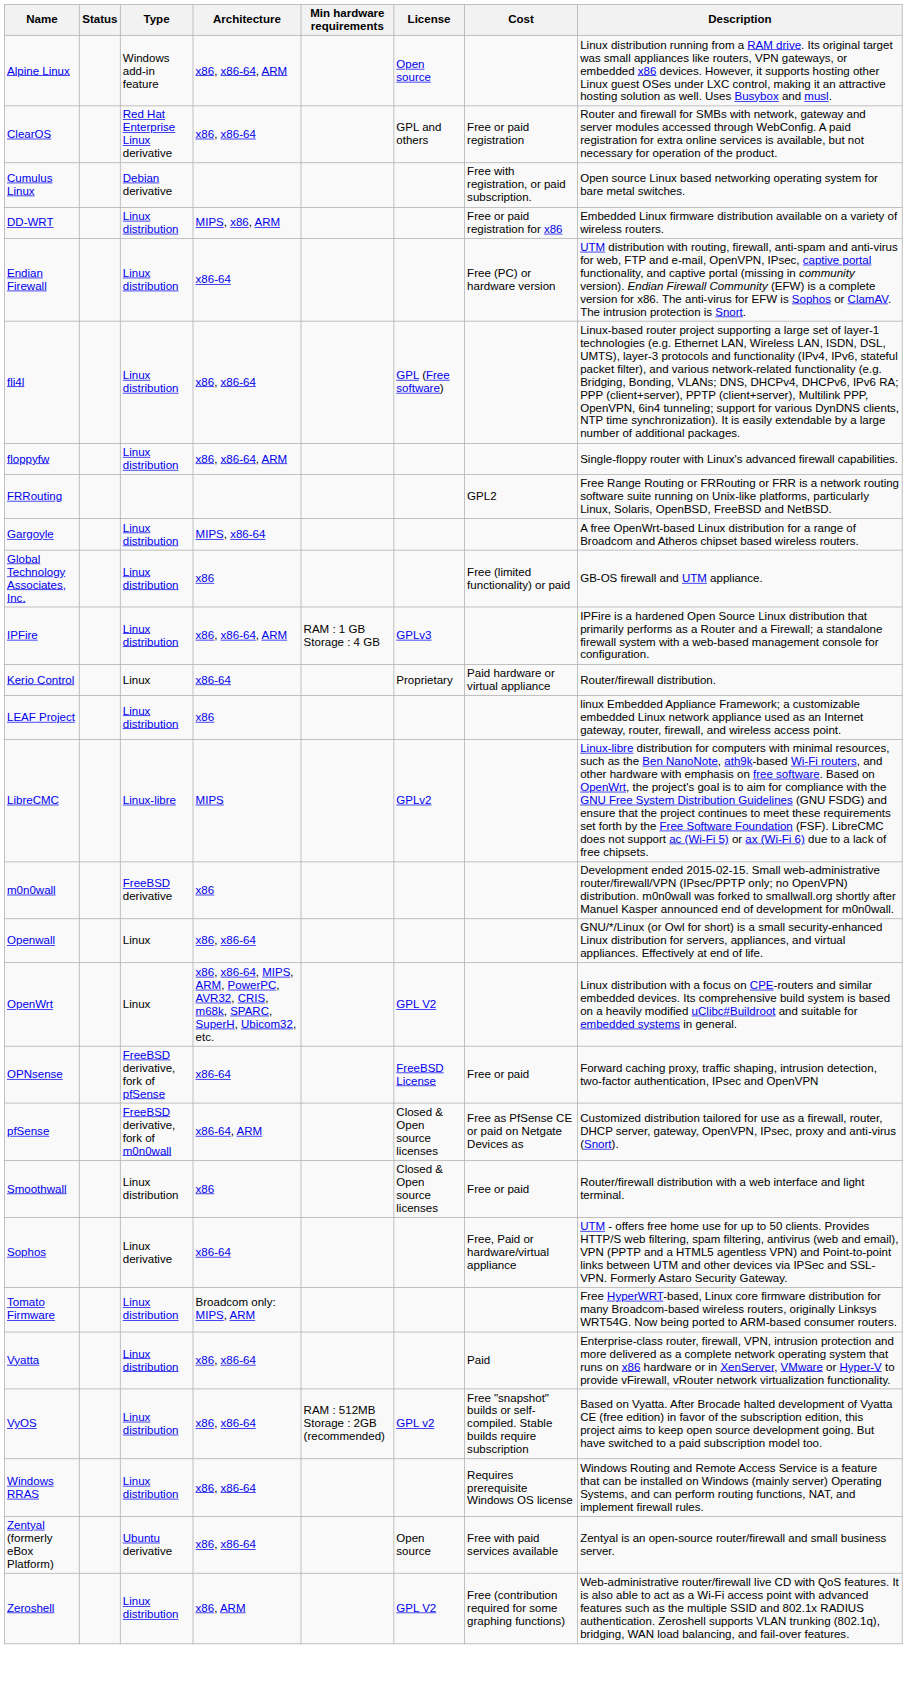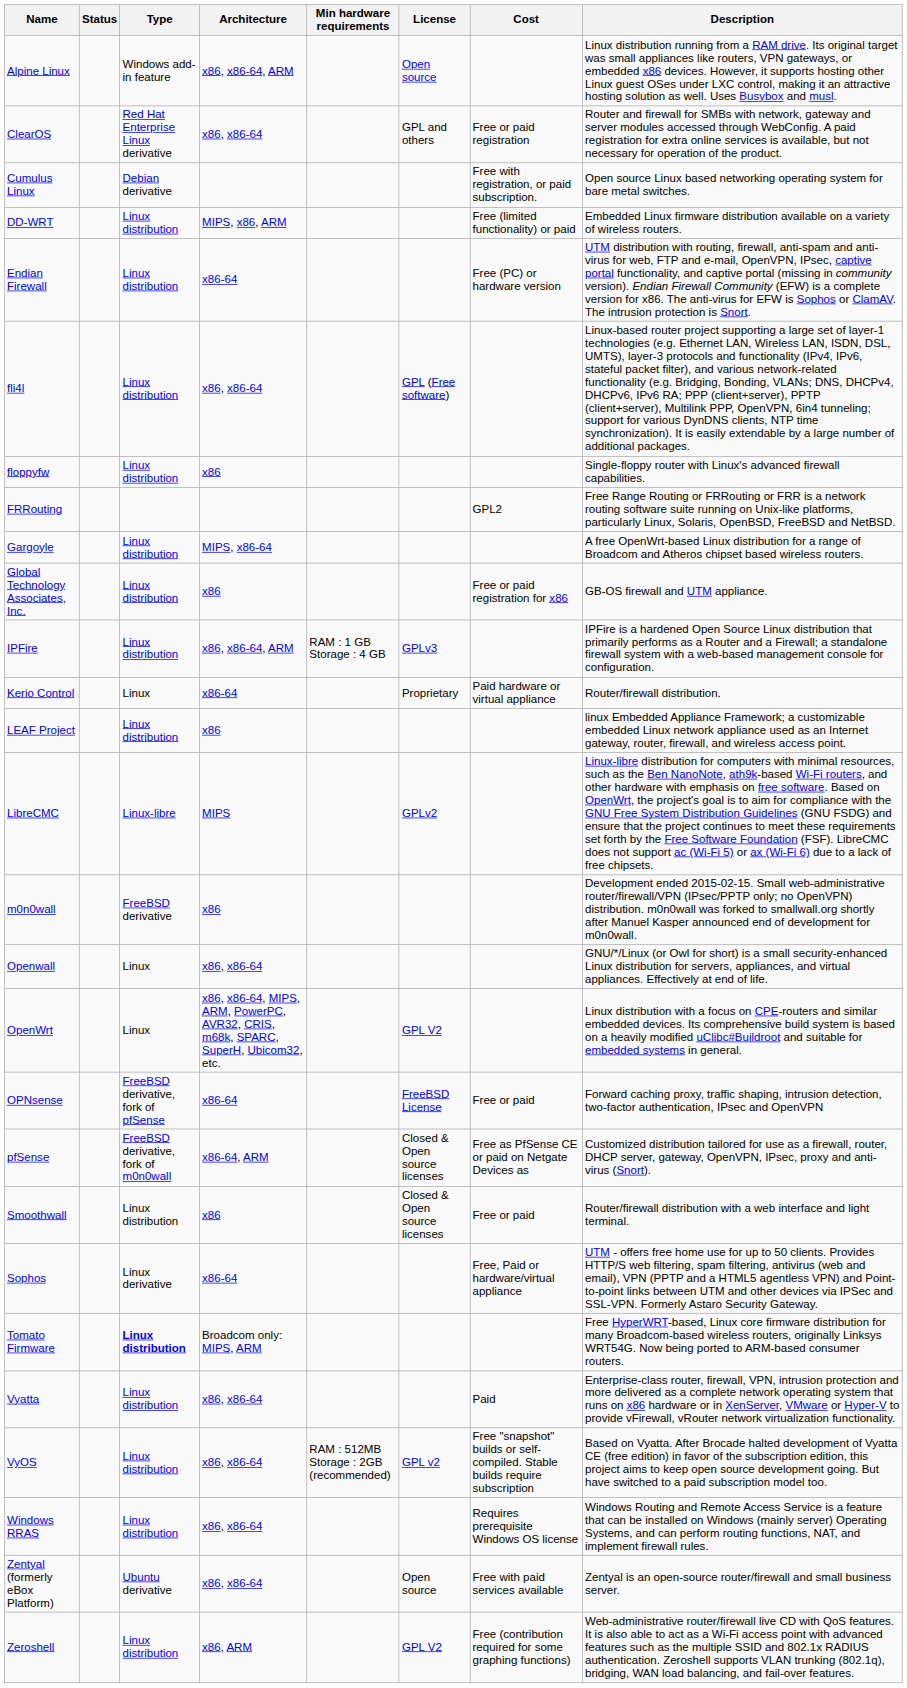(515, 222) Free or paid registration for x86 -> (524, 222) Free (limited functionality) or paid
(241, 459) x86, x86-64, ARM -> (211, 472) x86
(519, 578) Free (limited functionality) or paid -> (520, 591) Free or paid registration for x86
(151, 1309) normal -> (154, 1342) bold
